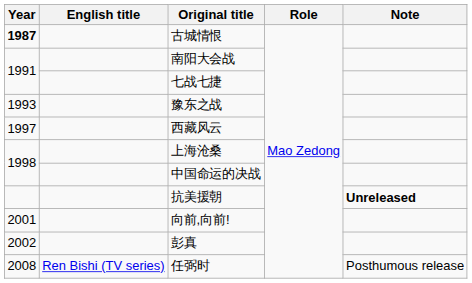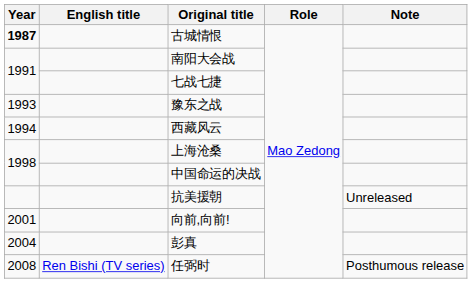(22, 128) 1997 -> (22, 128) 1994
(381, 197) bold -> (379, 197) normal
(22, 243) 2002 -> (22, 243) 2004
